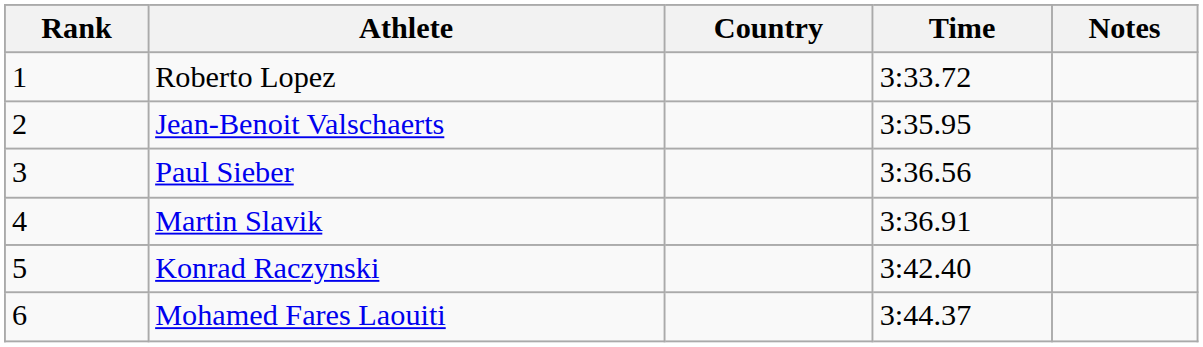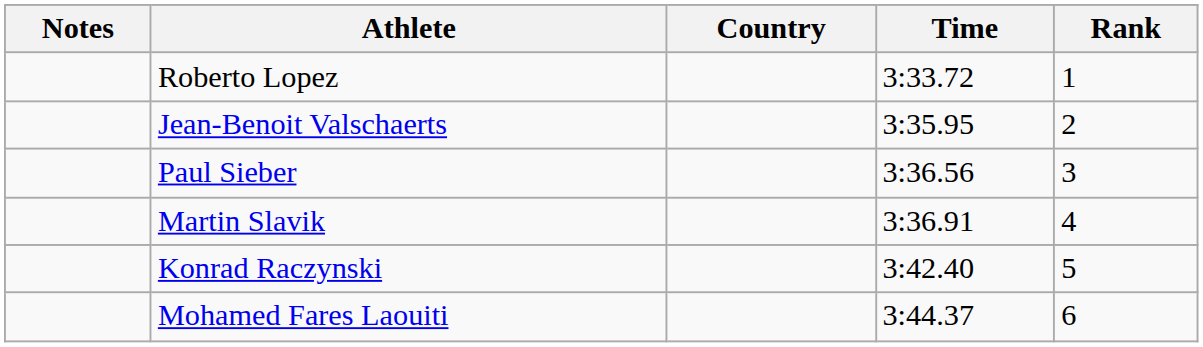columns swapped: (77, 28) <-> (1125, 28)
